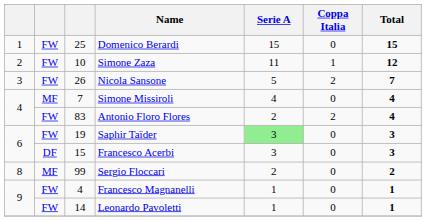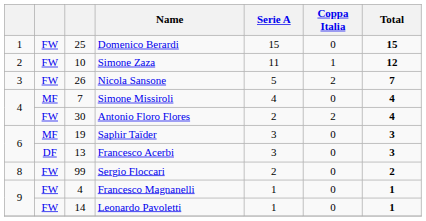(80, 116) 83 -> (80, 116) 30
(50, 134) FW -> (50, 134) MF
(274, 134) lightgreen background -> (274, 134) no background
(80, 152) 15 -> (80, 152) 13
(50, 171) MF -> (50, 171) FW
